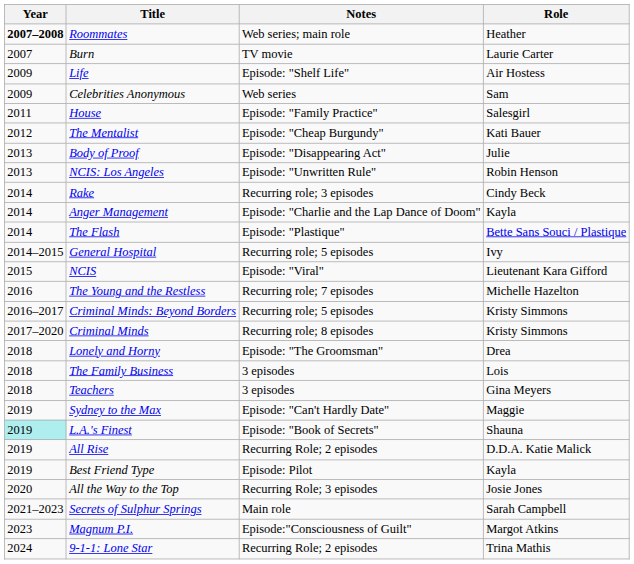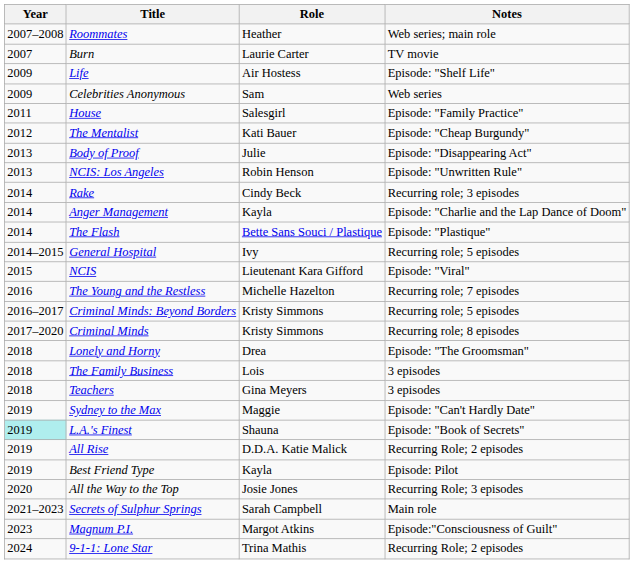columns swapped: (556, 14) <-> (361, 14)
(35, 34) bold -> (35, 34) normal
